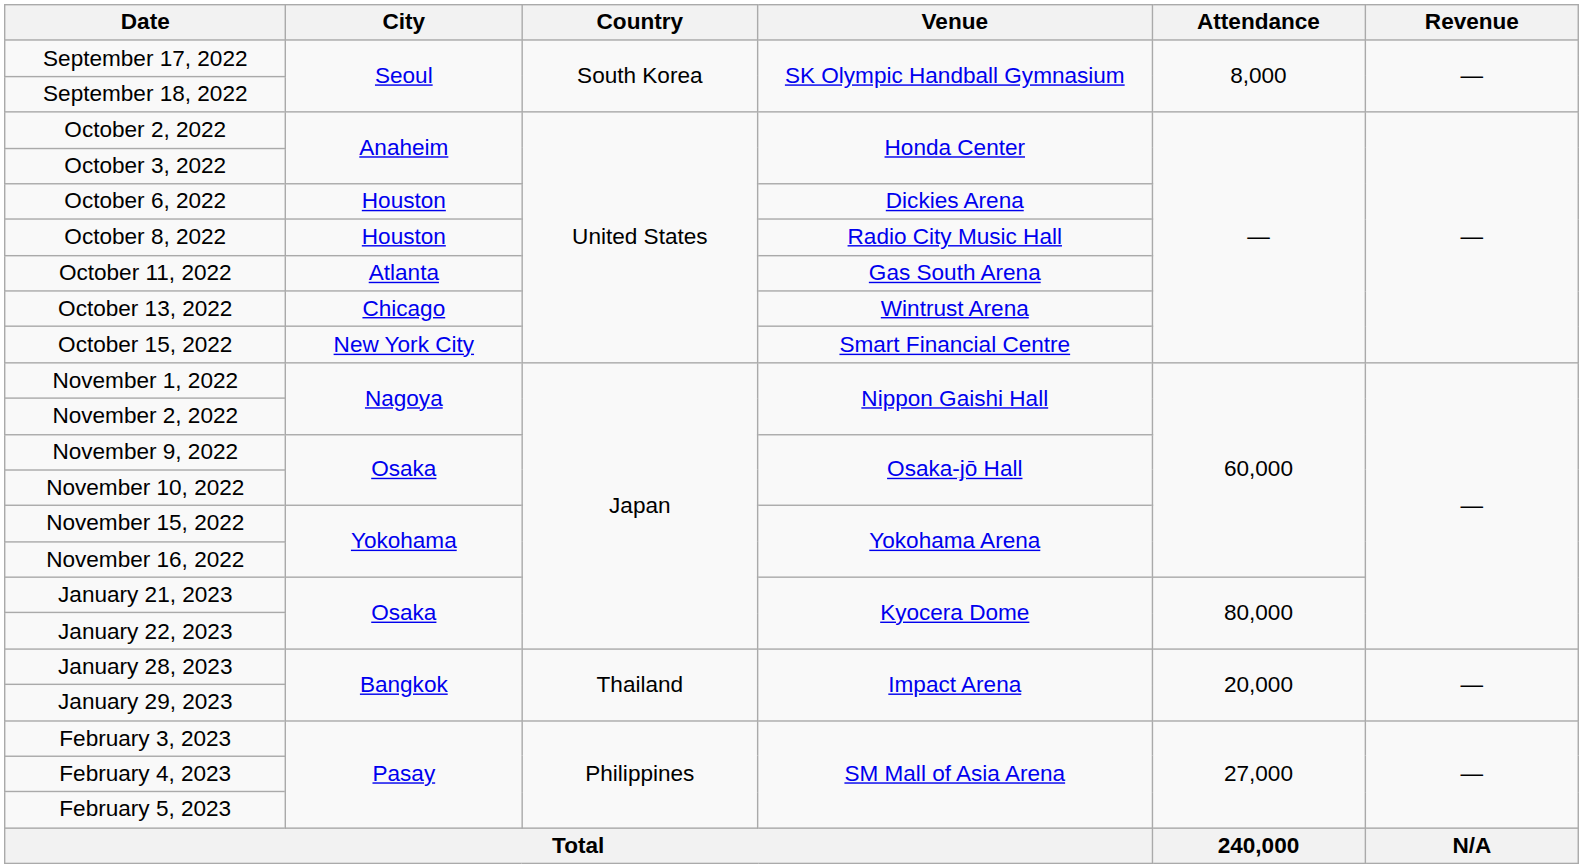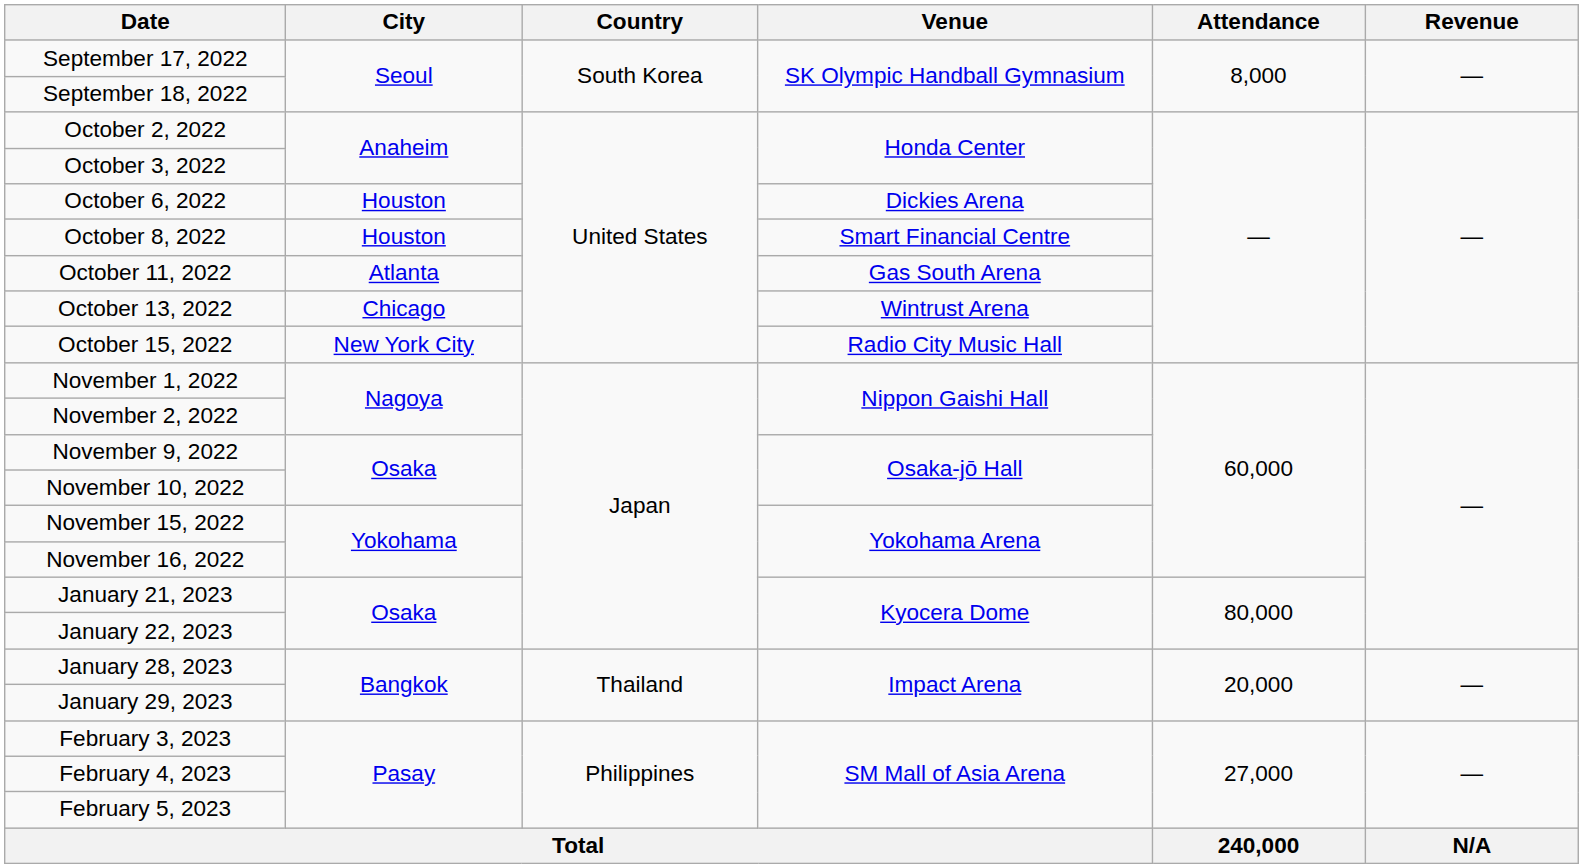(955, 237) Radio City Music Hall -> (955, 237) Smart Financial Centre
(955, 344) Smart Financial Centre -> (955, 344) Radio City Music Hall
